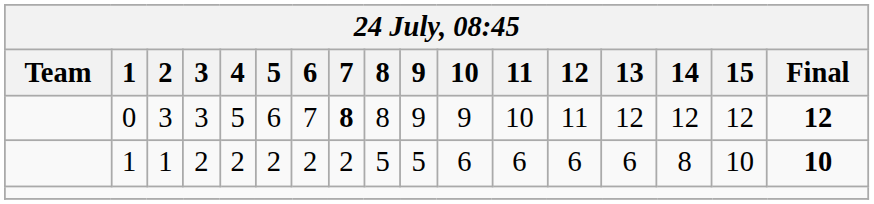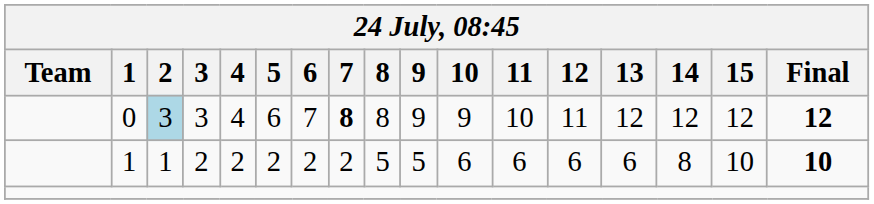(165, 117) no background -> (165, 117) lightblue background
(238, 117) 5 -> (238, 117) 4
